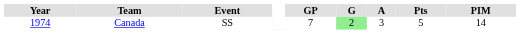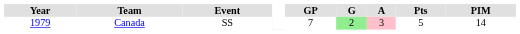(40, 23) 1974 -> (40, 23) 1979
(381, 23) no background -> (381, 23) pink background
